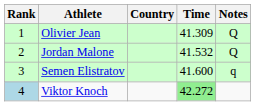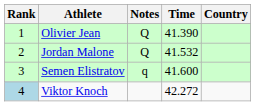columns swapped: (152, 14) <-> (233, 14)
(196, 33) 41.309 -> (182, 33) 41.390
(196, 91) lightgreen background -> (182, 91) no background
